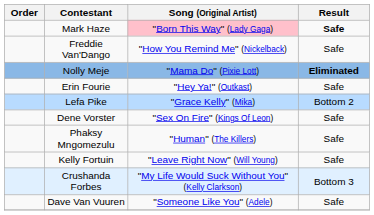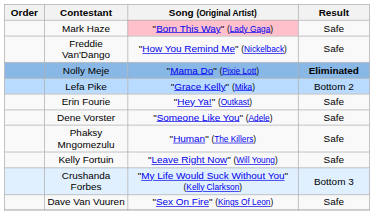(334, 28) bold -> (334, 28) normal
rows swapped: (86, 86) <-> (86, 102)
(213, 118) "Sex On Fire" (Kings Of Leon) -> (213, 118) "Someone Like You" (Adele)
(213, 203) "Someone Like You" (Adele) -> (213, 203) "Sex On Fire" (Kings Of Leon)
